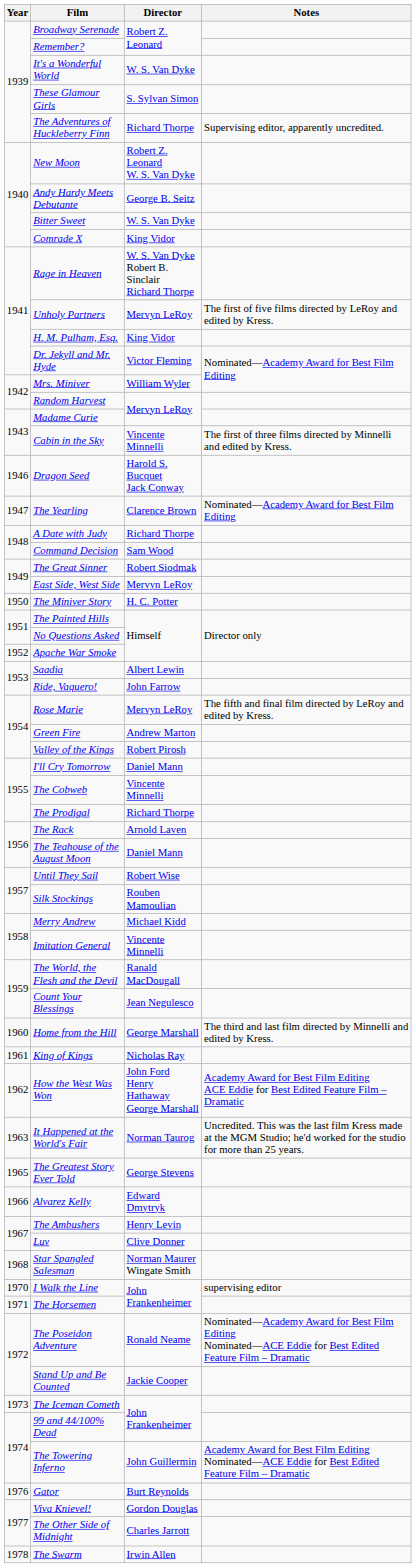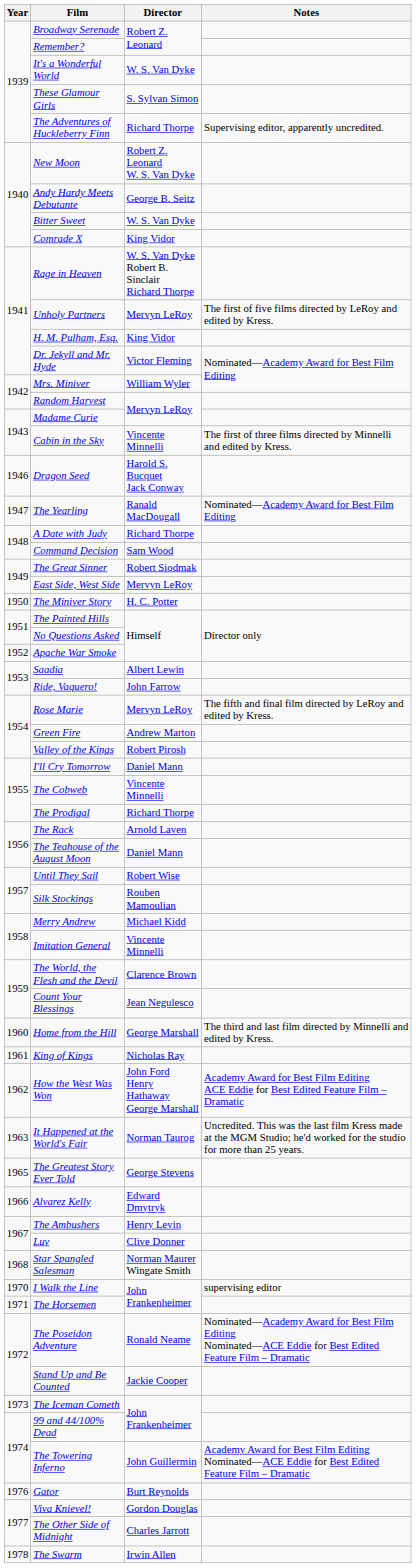(161, 510) Clarence Brown -> (153, 510) Ranald MacDougall
(153, 974) Ranald MacDougall -> (161, 974) Clarence Brown
